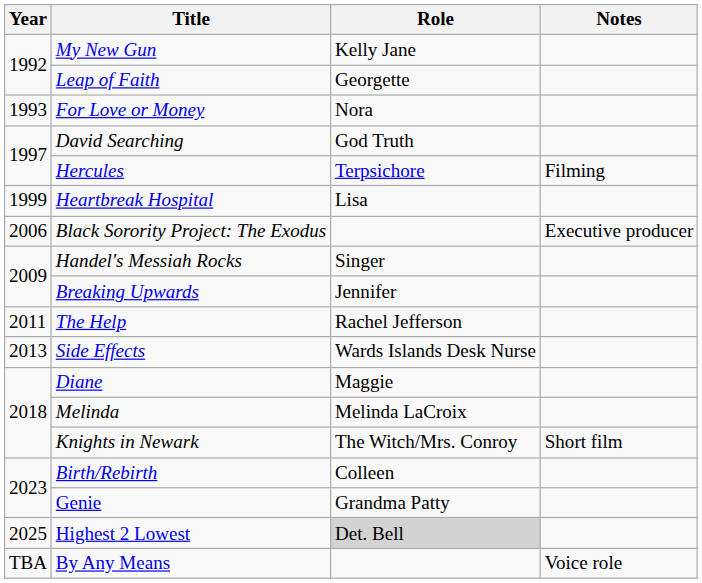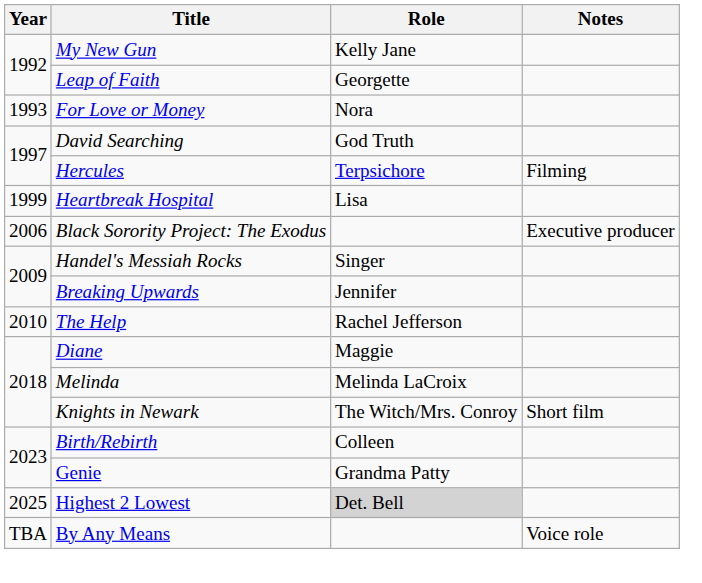(28, 321) 2011 -> (28, 321) 2010
- row: (101, 351)
